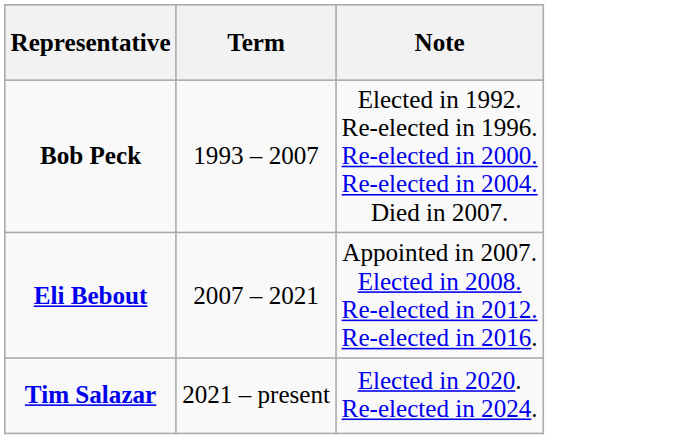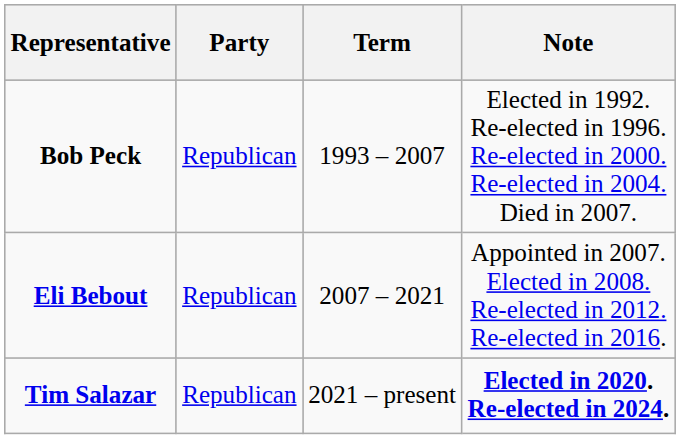+ column: (239, 42)
(440, 395) normal -> (568, 395) bold
